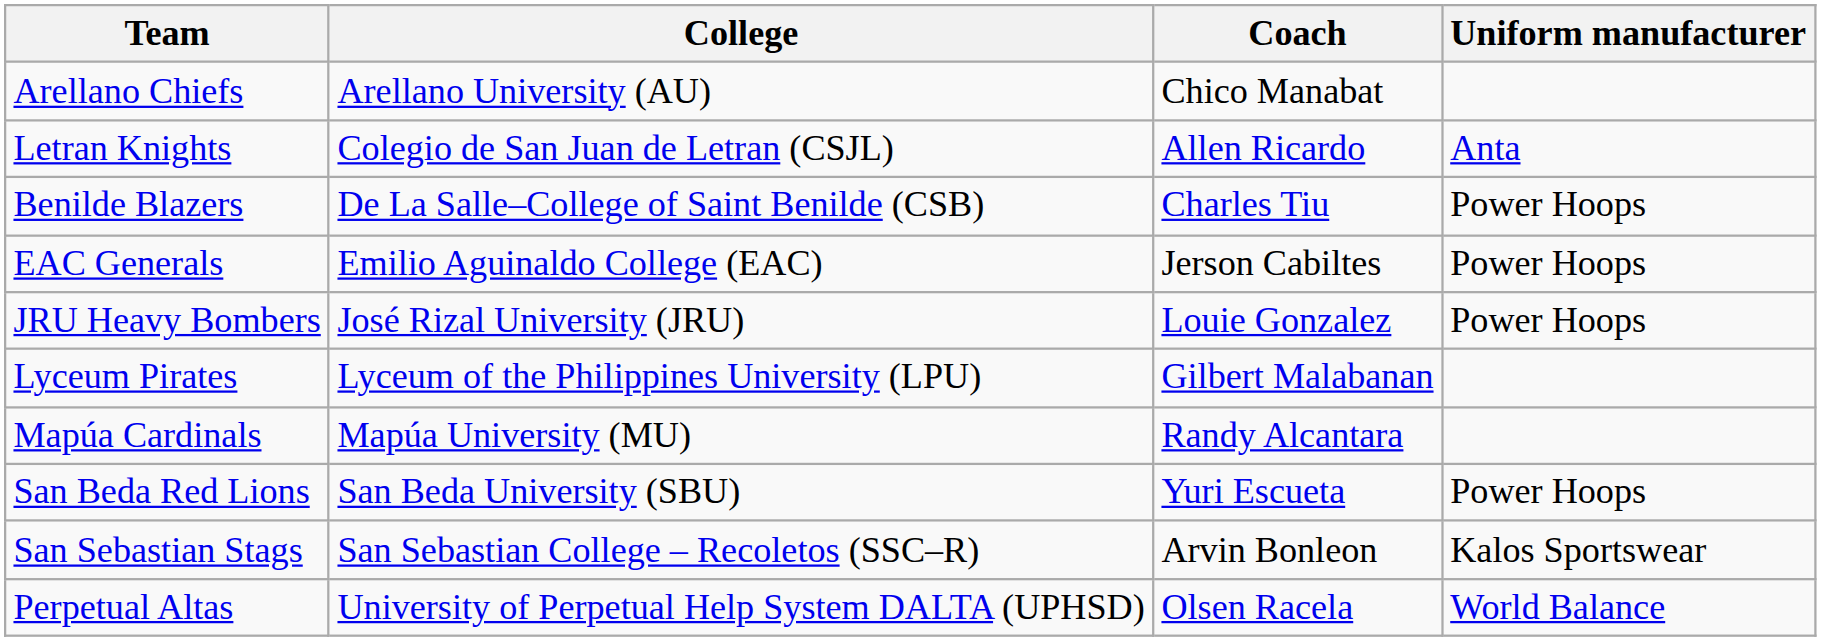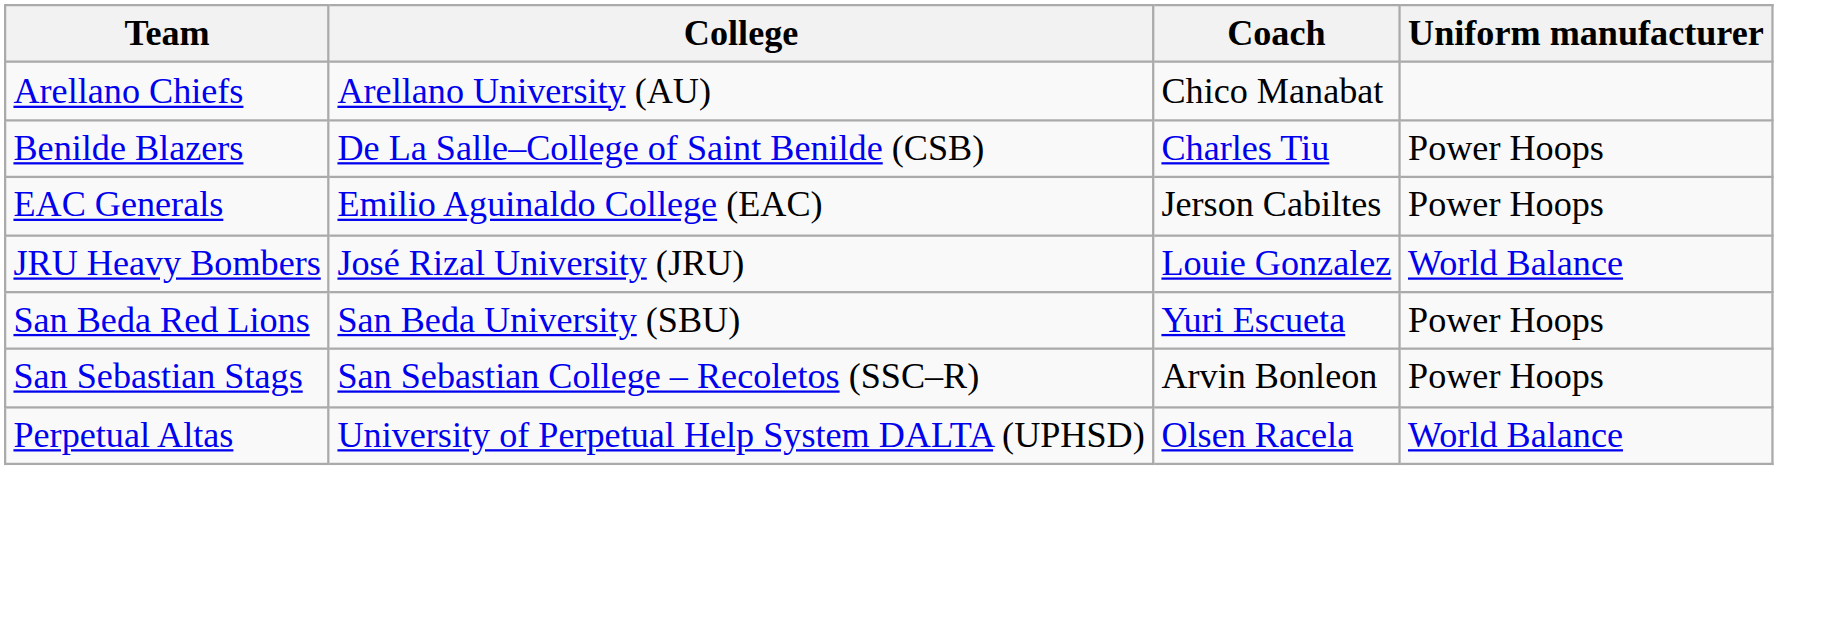- row: (122, 147)
(1548, 319) Power Hoops -> (1516, 262) World Balance
- row: (125, 377)
- row: (137, 434)
(1578, 549) Kalos Sportswear -> (1506, 377) Power Hoops
